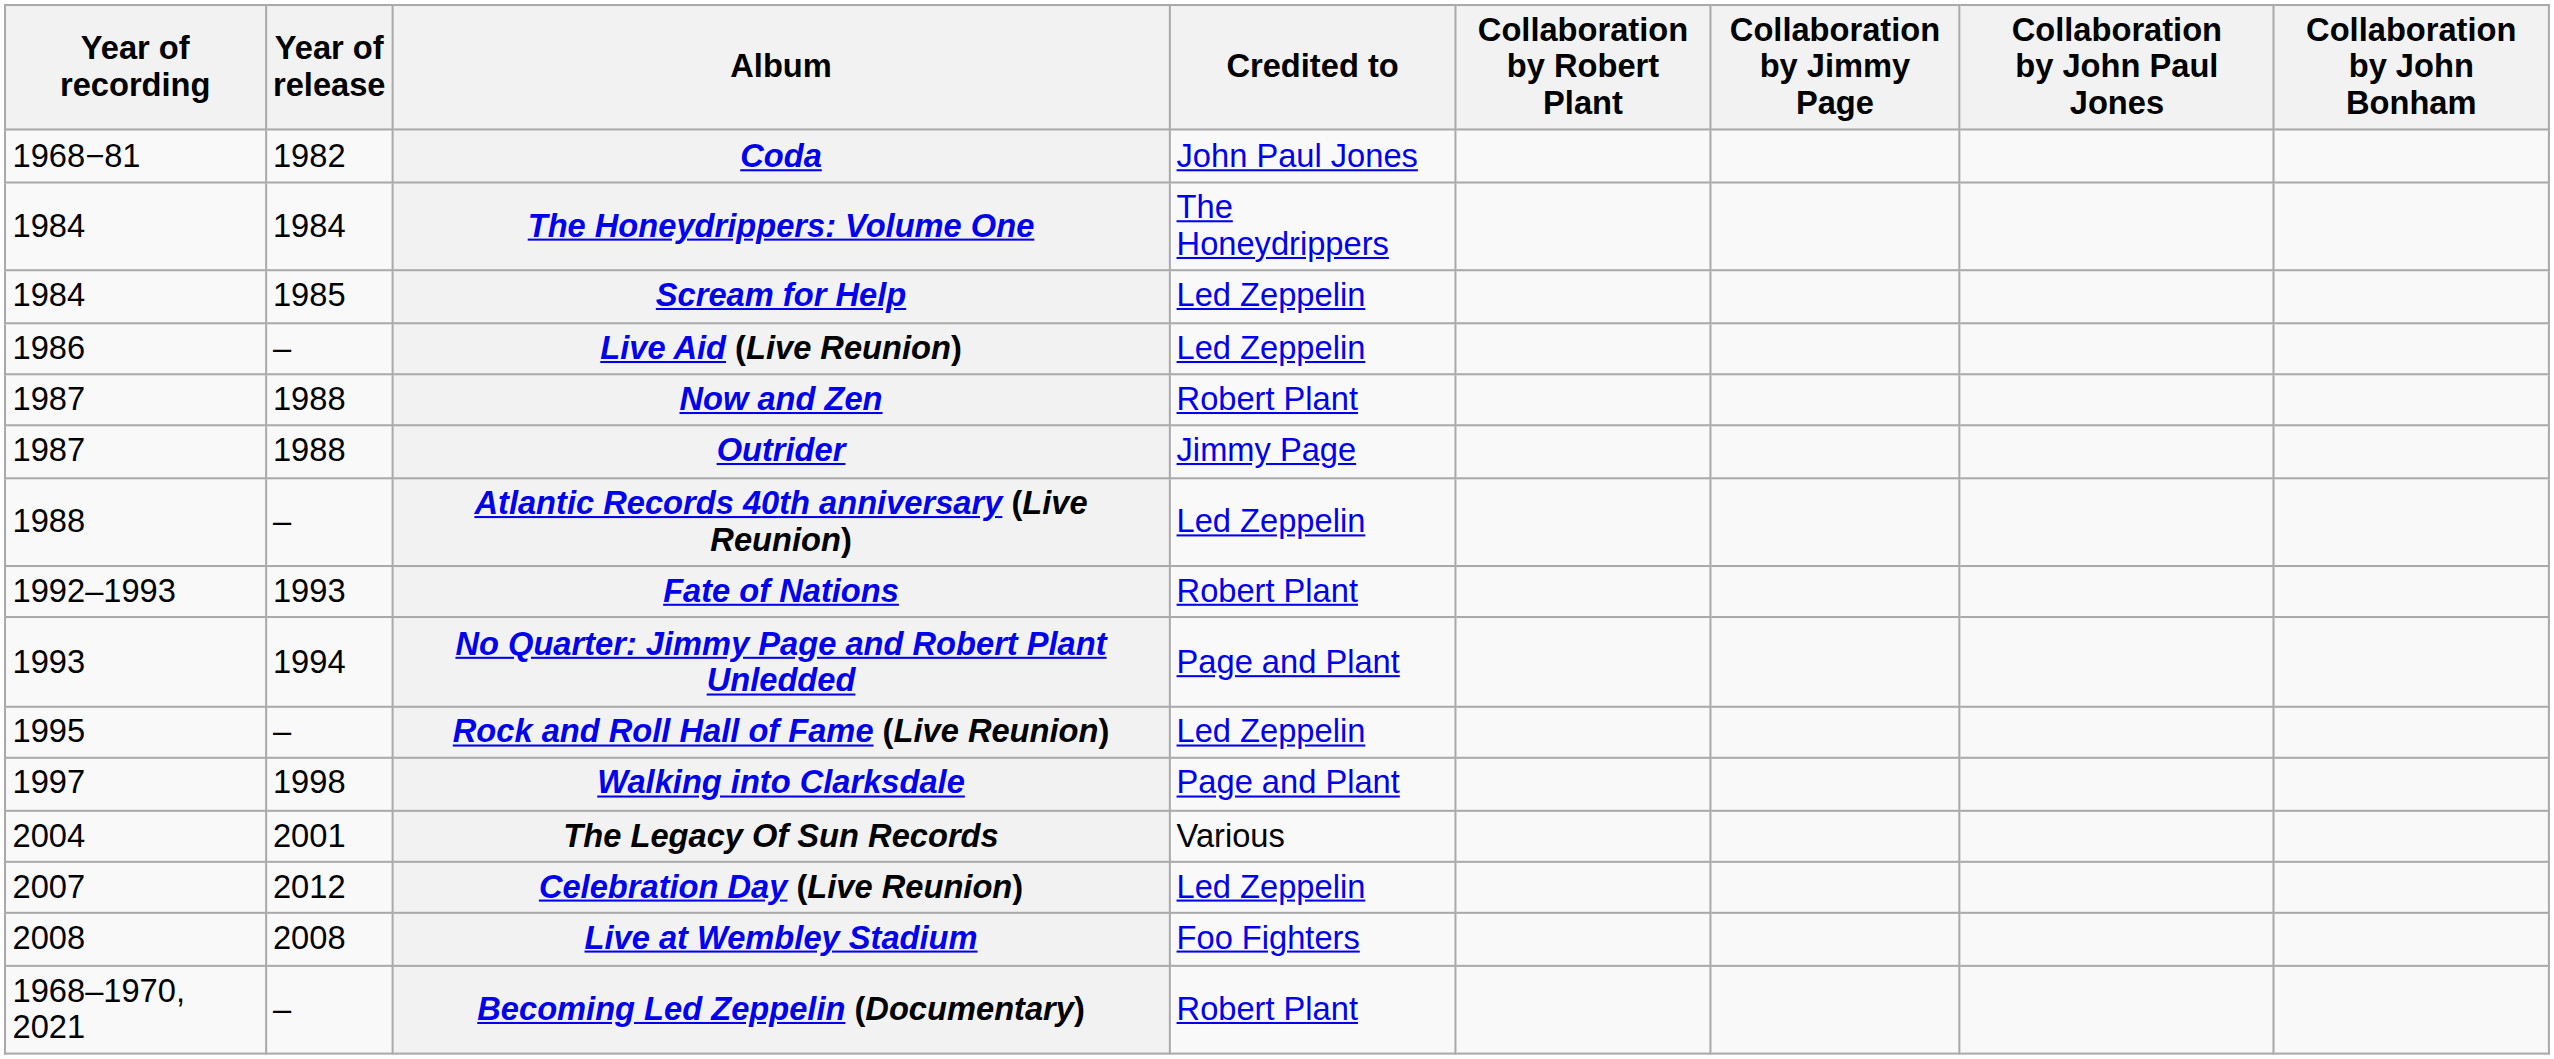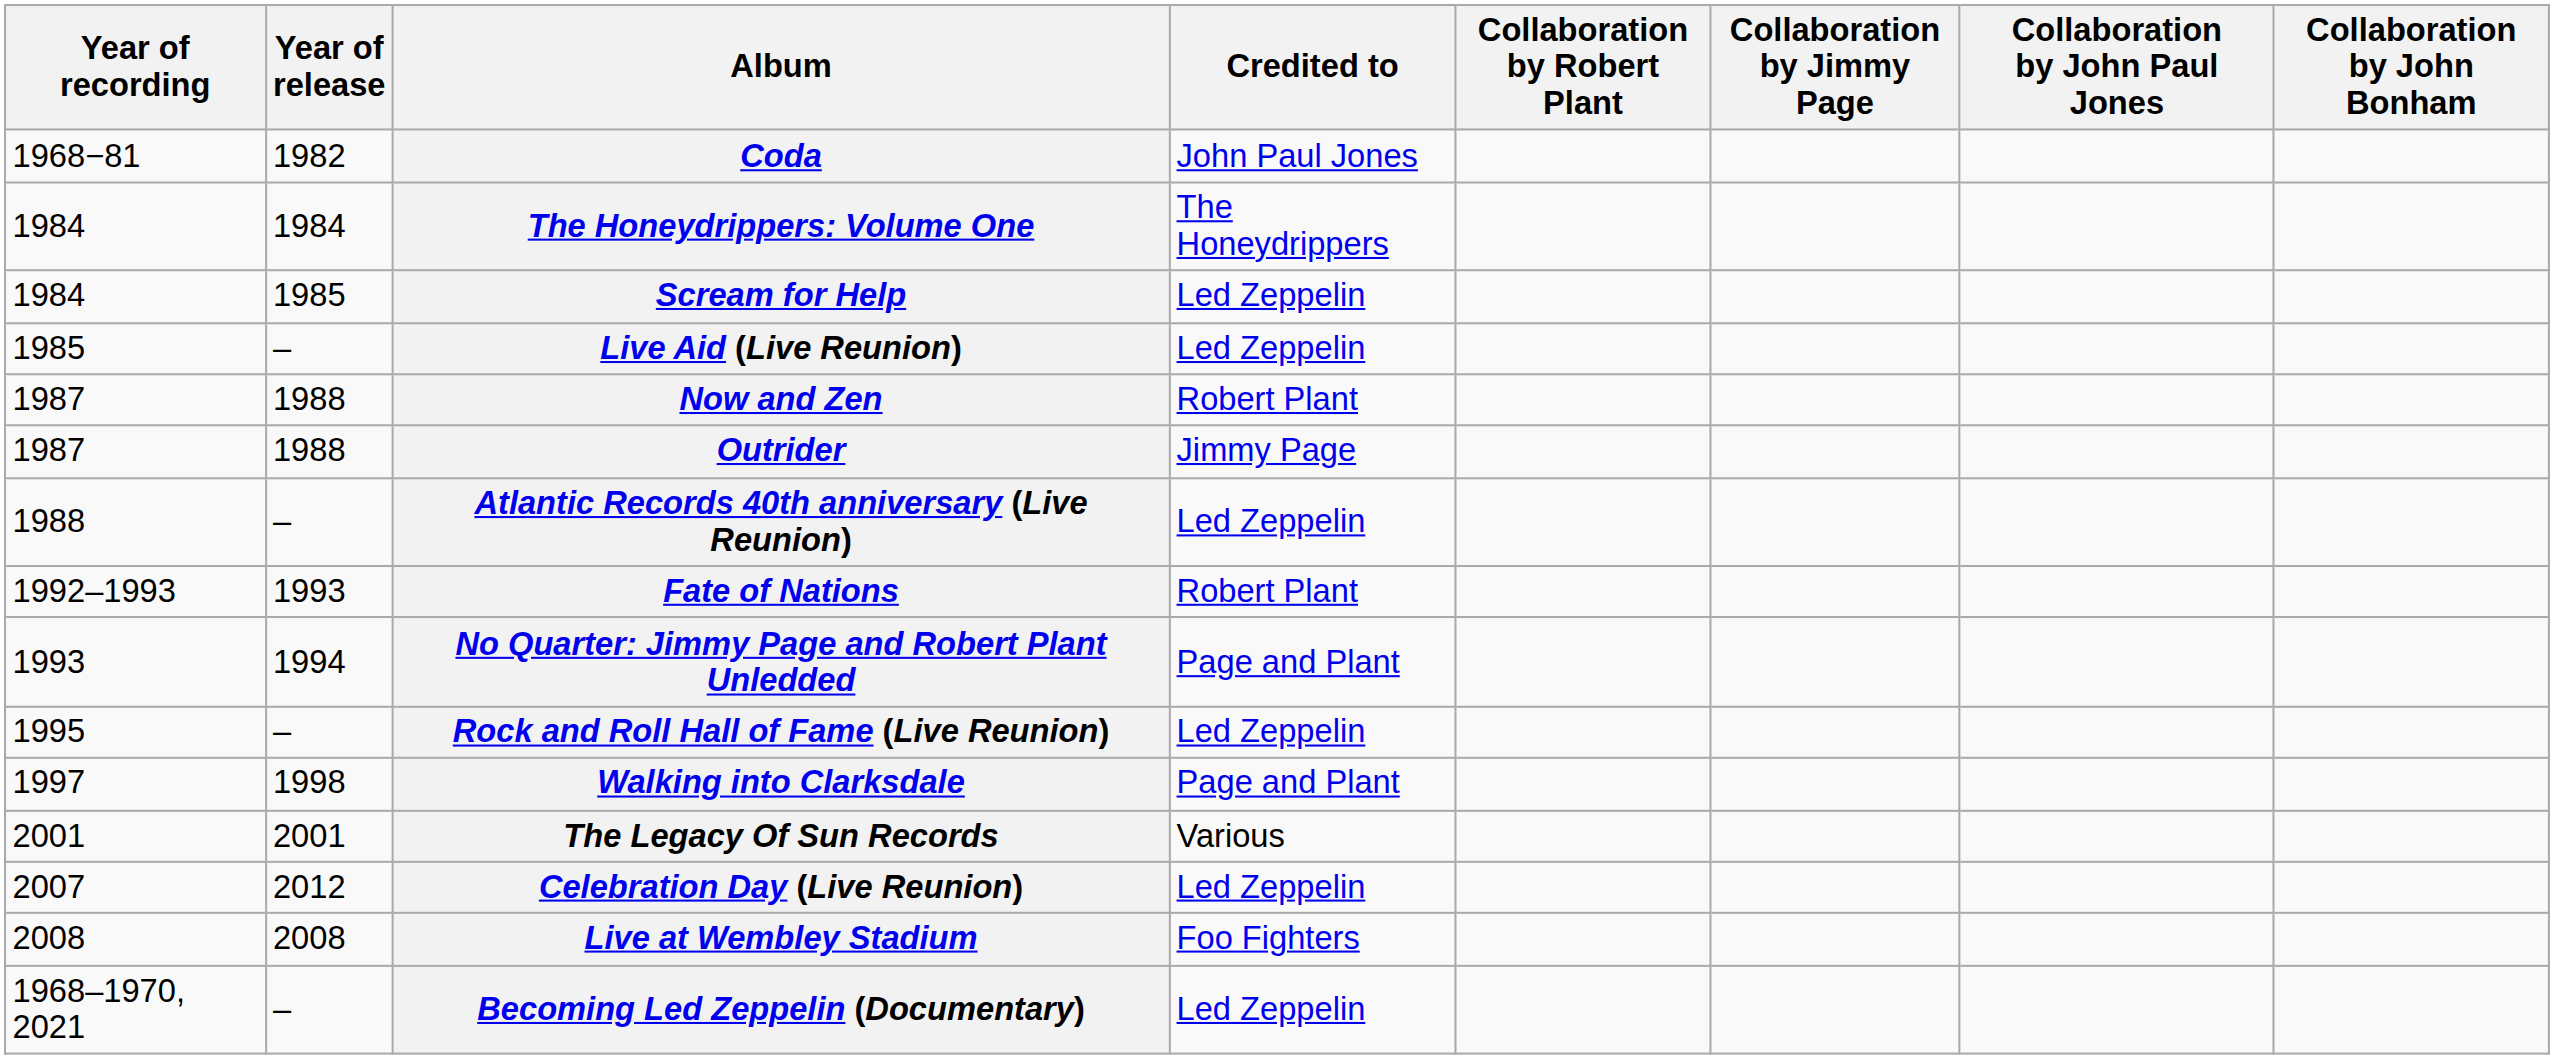(49, 347) 1986 -> (49, 347) 1985
(49, 835) 2004 -> (49, 835) 2001
(1267, 1008) Robert Plant -> (1271, 1008) Led Zeppelin
